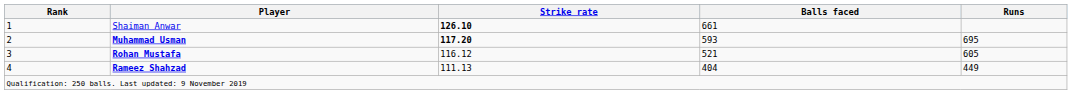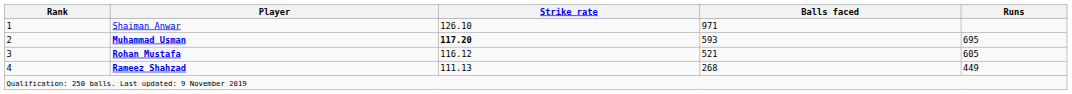(456, 26) bold -> (456, 26) normal
(710, 26) 661 -> (710, 26) 971
(710, 68) 404 -> (710, 68) 268
